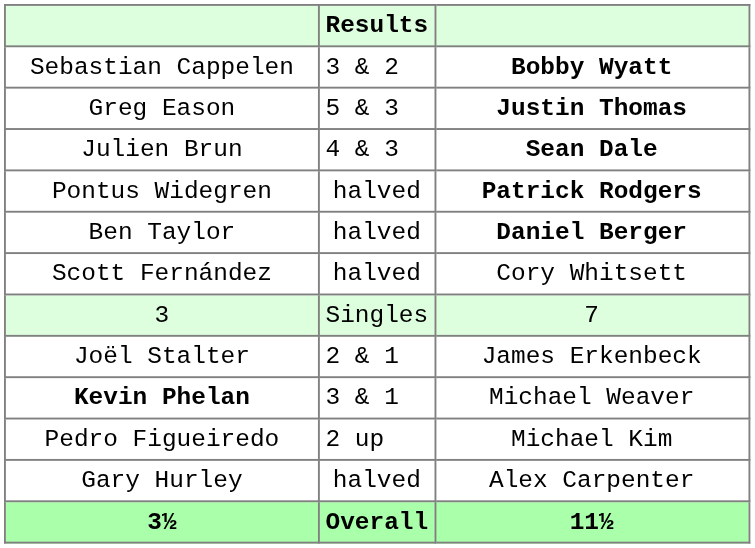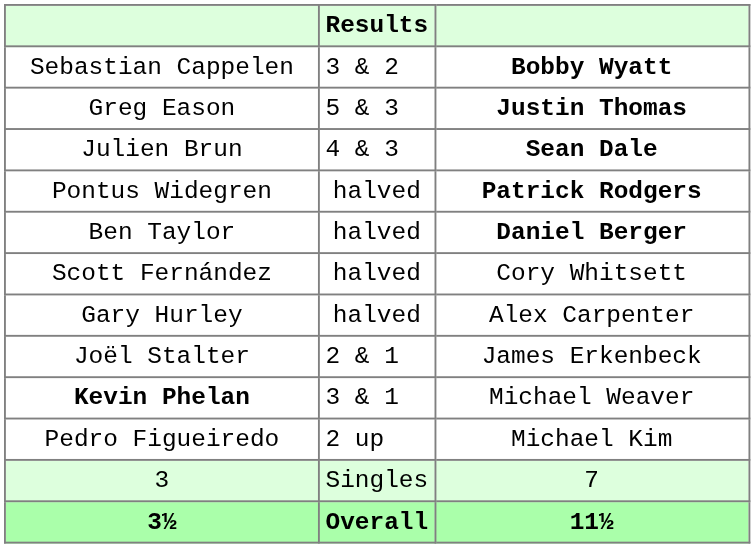rows swapped: (162, 481) <-> (162, 315)
